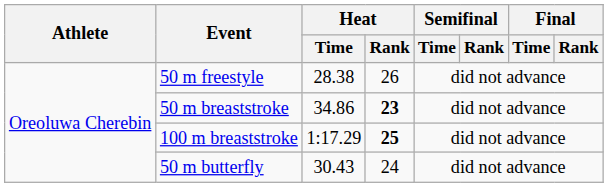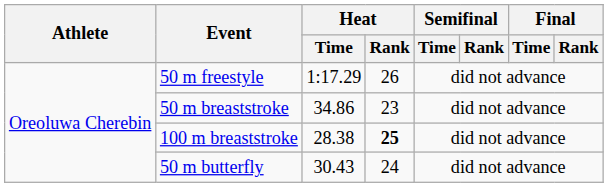(334, 78) 28.38 -> (334, 78) 1:17.29
(390, 108) bold -> (390, 108) normal
(334, 137) 1:17.29 -> (334, 137) 28.38
